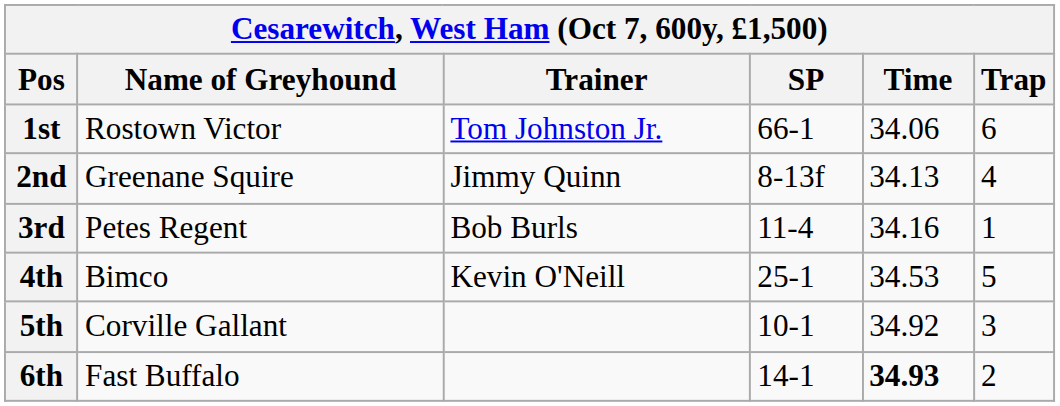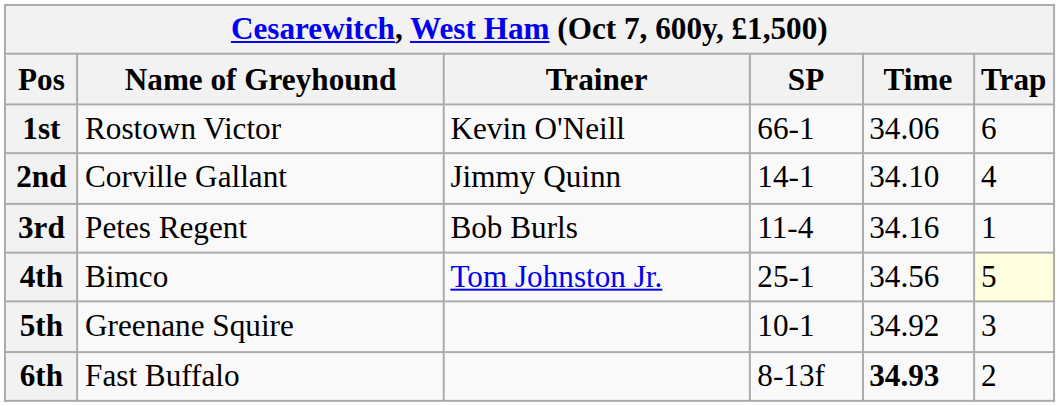(556, 128) Tom Johnston Jr. -> (538, 128) Kevin O'Neill
(189, 177) Greenane Squire -> (186, 177) Corville Gallant
(791, 177) 8-13f -> (786, 177) 14-1
(904, 177) 34.13 -> (904, 177) 34.10
(538, 276) Kevin O'Neill -> (556, 276) Tom Johnston Jr.
(904, 276) 34.53 -> (904, 276) 34.56
(989, 276) no background -> (989, 276) lightyellow background
(186, 326) Corville Gallant -> (189, 326) Greenane Squire
(786, 375) 14-1 -> (791, 375) 8-13f
